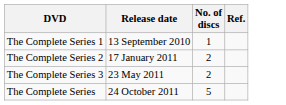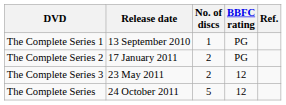+ column: (241, 18)
